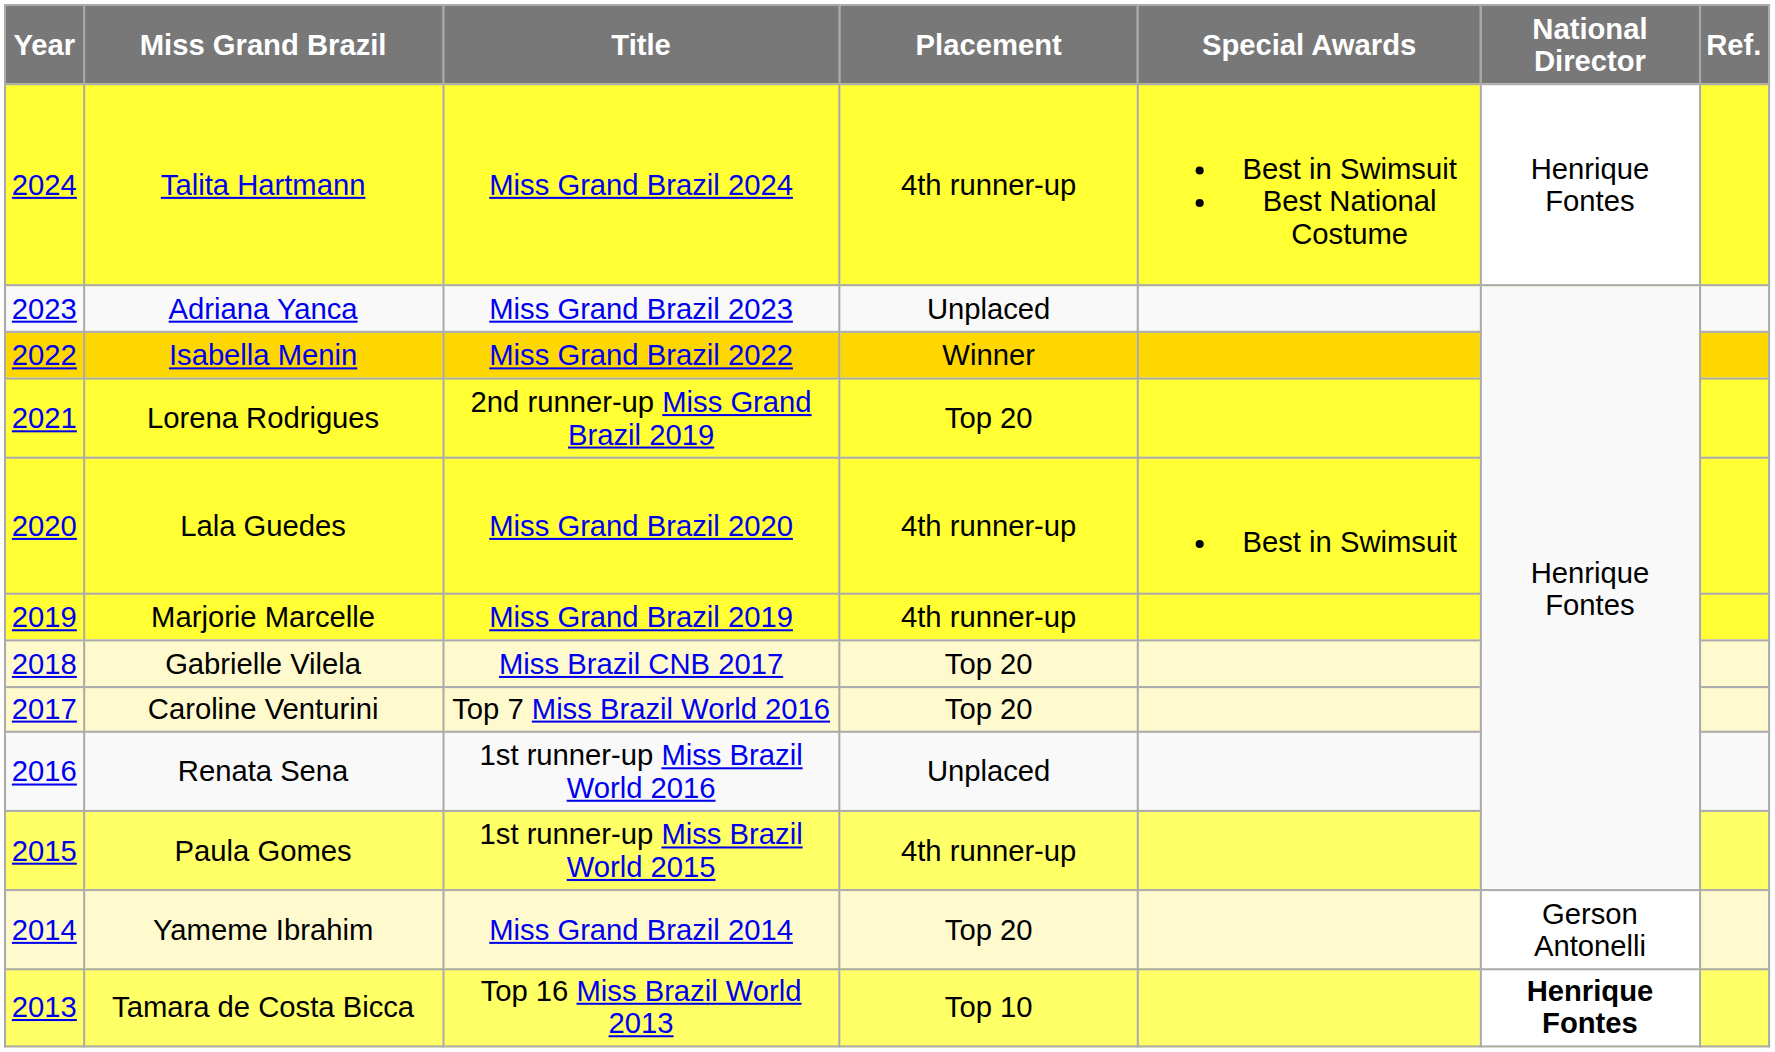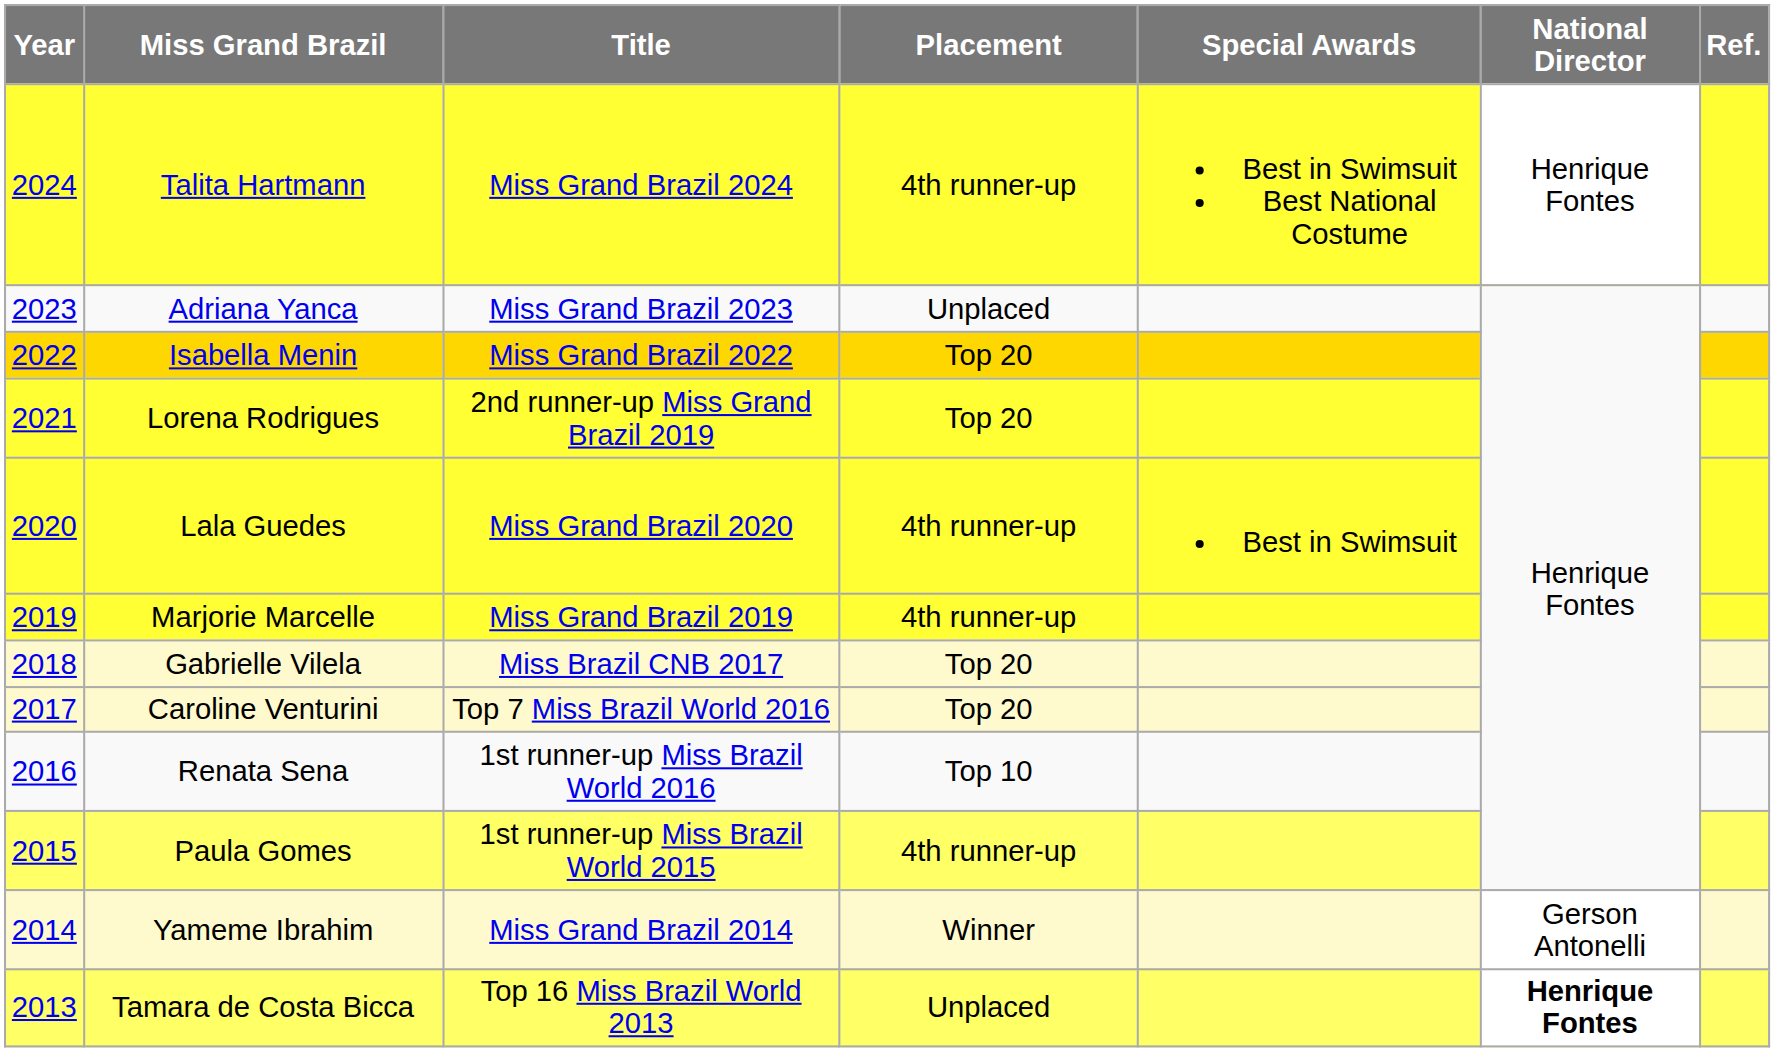(989, 355) Winner -> (989, 355) Top 20
(989, 772) Unplaced -> (989, 772) Top 10
(989, 929) Top 20 -> (989, 929) Winner
(989, 1008) Top 10 -> (989, 1008) Unplaced
